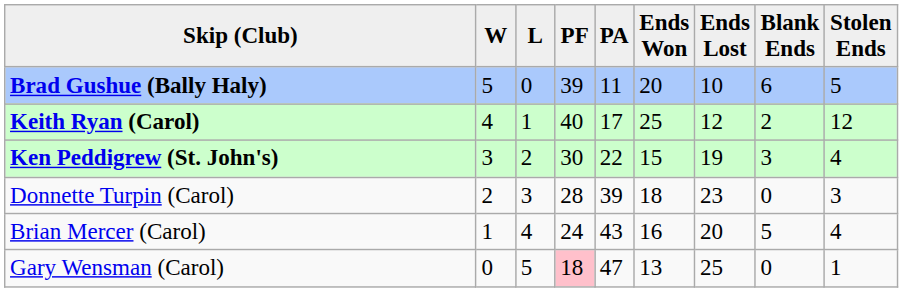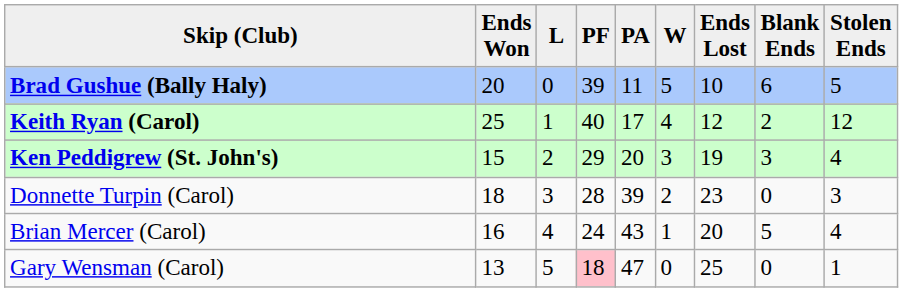columns swapped: (496, 35) <-> (664, 35)
(572, 158) 30 -> (593, 158) 29
(611, 158) 22 -> (632, 158) 20
